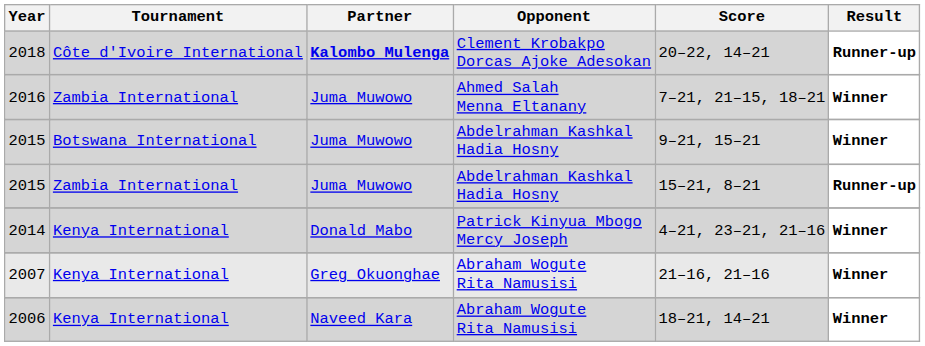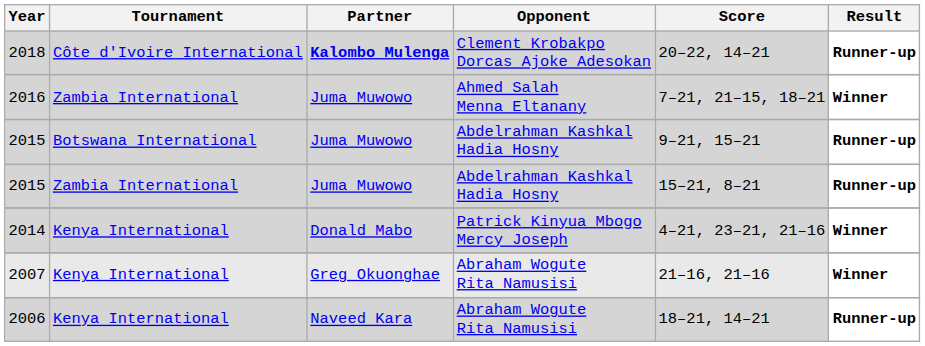(860, 141) Winner -> (874, 141) Runner-up
(860, 319) Winner -> (874, 319) Runner-up
